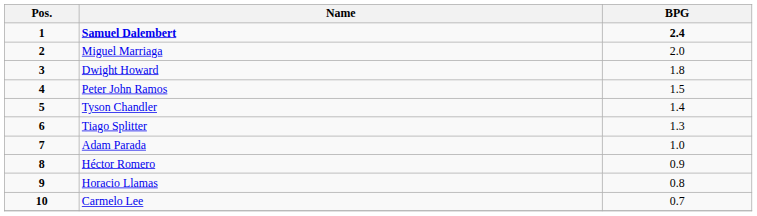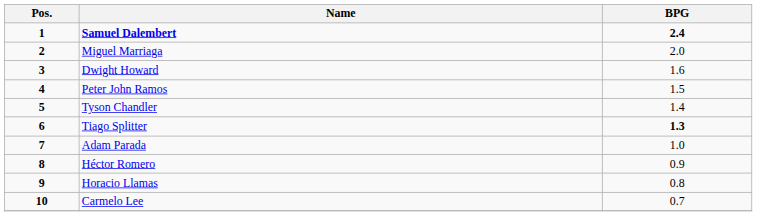(677, 70) 1.8 -> (677, 70) 1.6
(677, 126) normal -> (677, 126) bold
